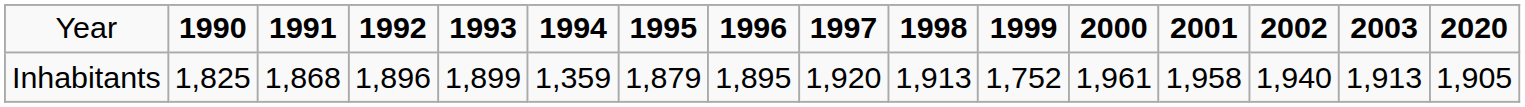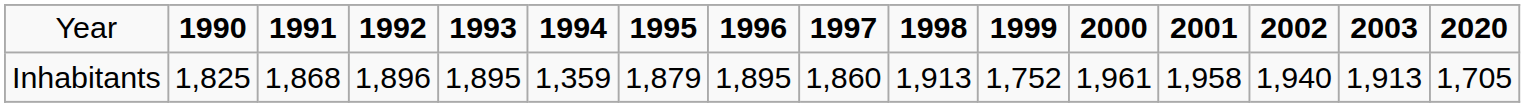(483, 76) 1,899 -> (483, 76) 1,895
(843, 76) 1,920 -> (843, 76) 1,860
(1474, 76) 1,905 -> (1474, 76) 1,705
